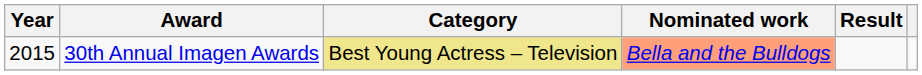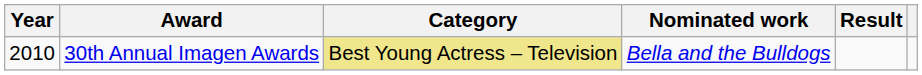(32, 53) 2015 -> (32, 53) 2010
(729, 53) lightsalmon background -> (729, 53) no background
